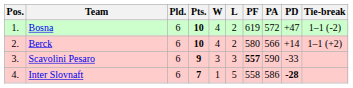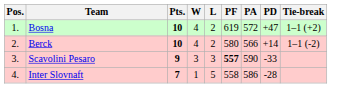- column: (178, 12)
(325, 28) 1–1 (-2) -> (303, 28) 1–1 (+2)
(325, 43) 1–1 (+2) -> (303, 43) 1–1 (-2)
(292, 75) bold -> (270, 75) normal
